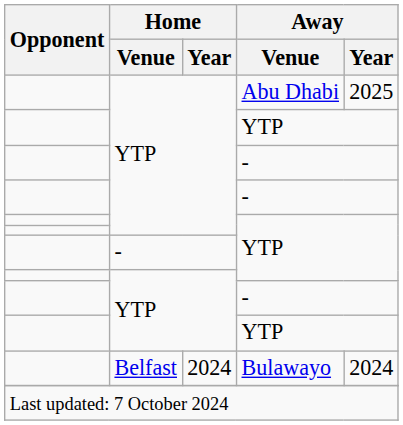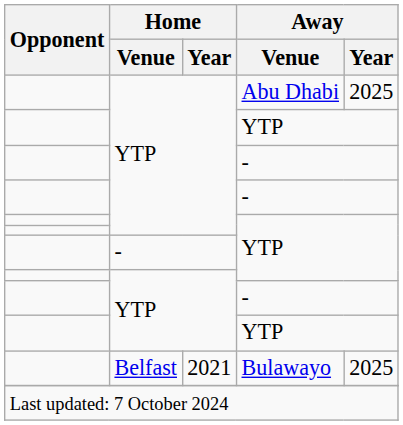(209, 367) 2024 -> (209, 367) 2021
(371, 367) 2024 -> (371, 367) 2025
